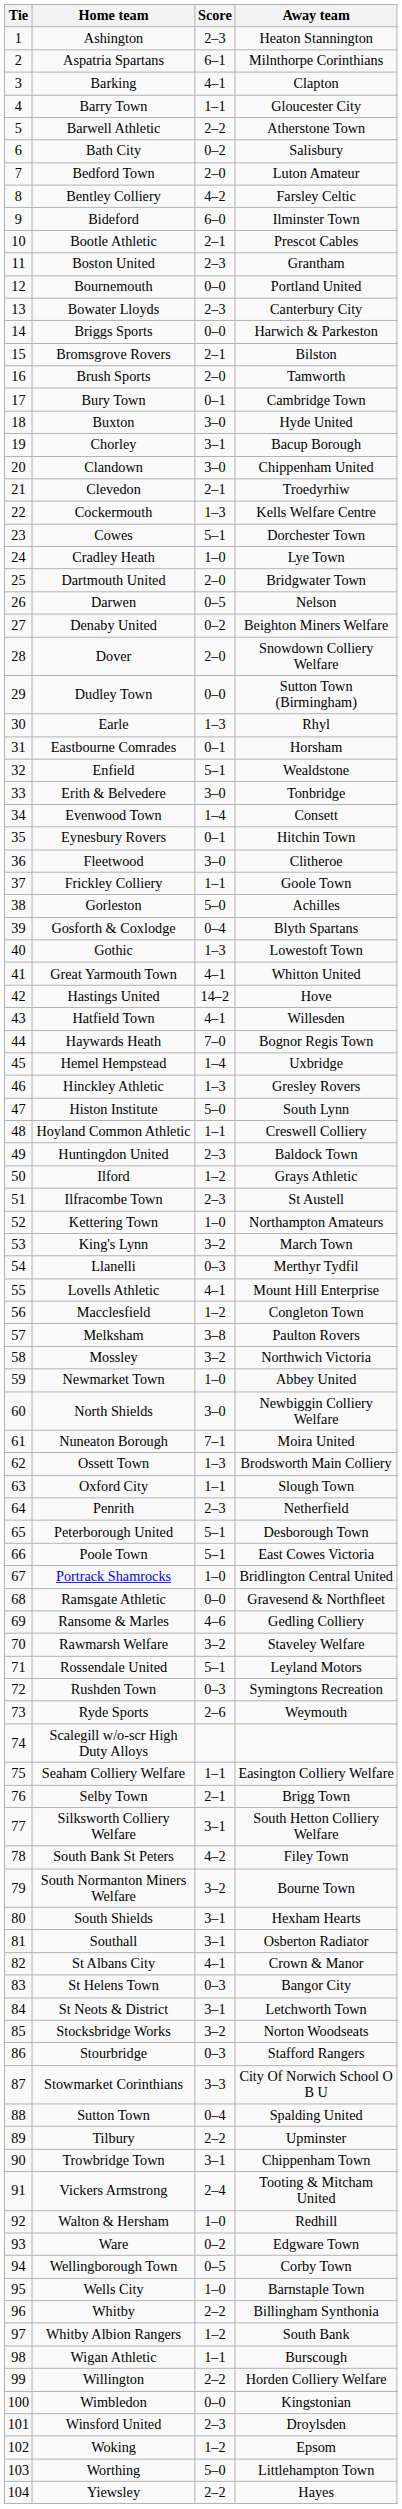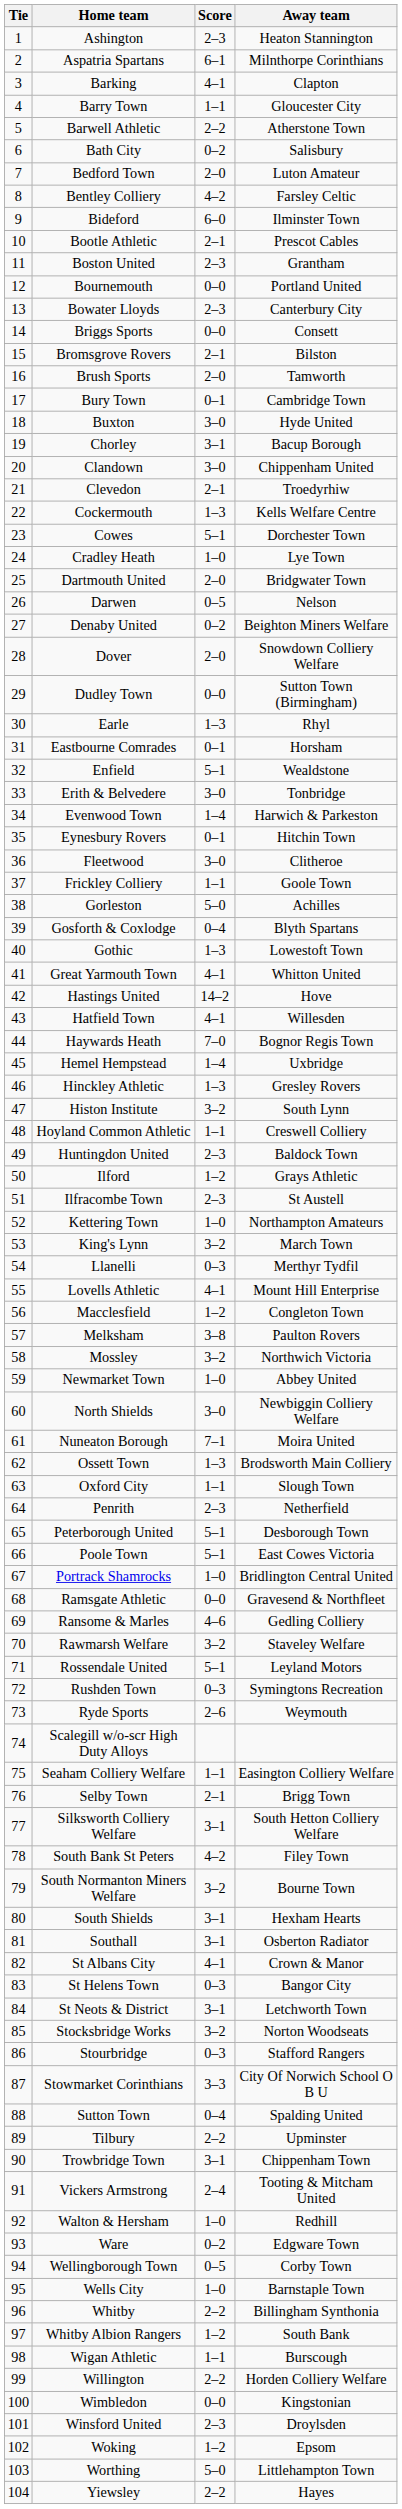(316, 331) Harwich & Parkeston -> (316, 331) Consett
(316, 815) Consett -> (316, 815) Harwich & Parkeston
(215, 1109) 5–0 -> (215, 1109) 3–2
